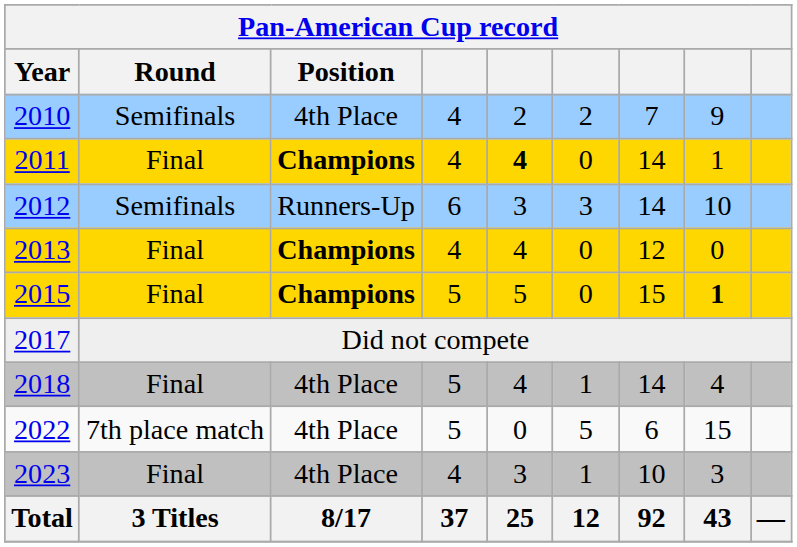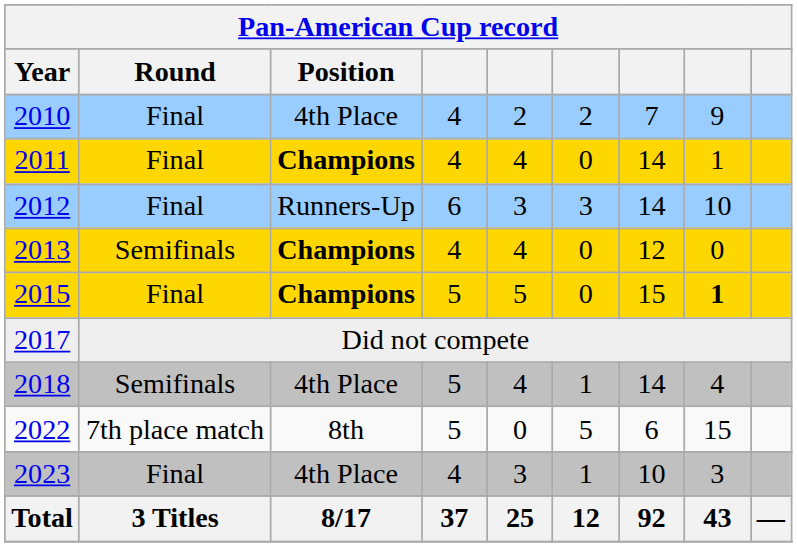(175, 116) Semifinals -> (175, 116) Final
(520, 160) bold -> (520, 160) normal
(175, 205) Semifinals -> (175, 205) Final
(175, 250) Final -> (175, 250) Semifinals
(175, 384) Final -> (175, 384) Semifinals
(346, 428) 4th Place -> (346, 428) 8th
